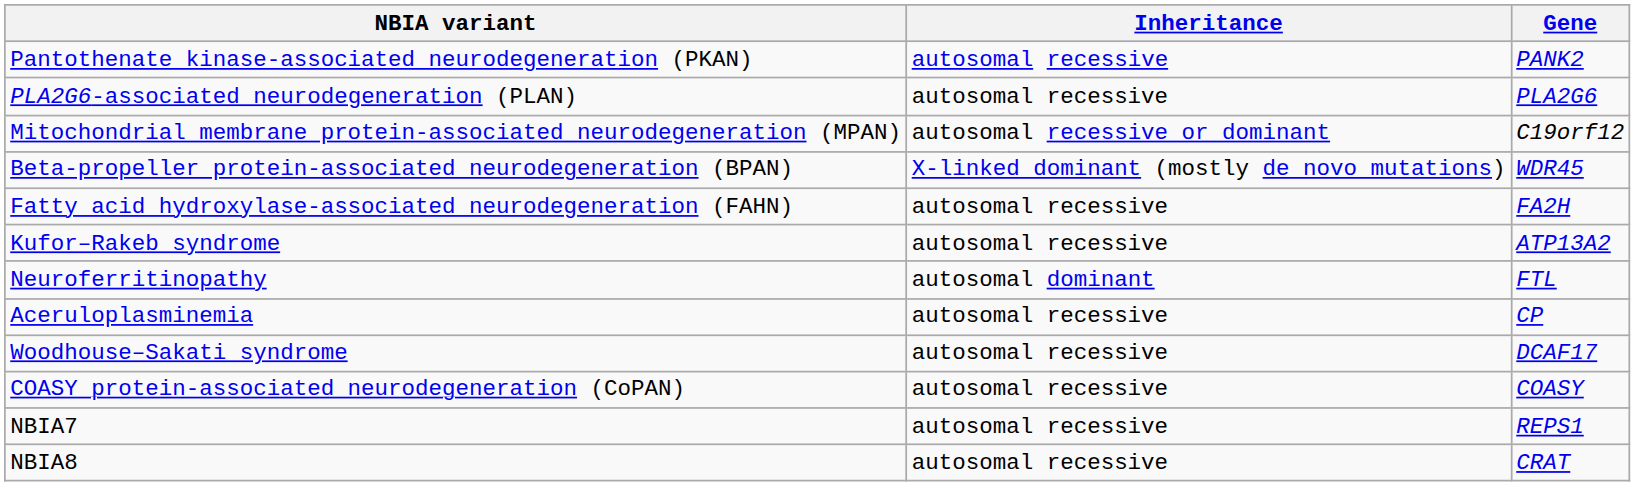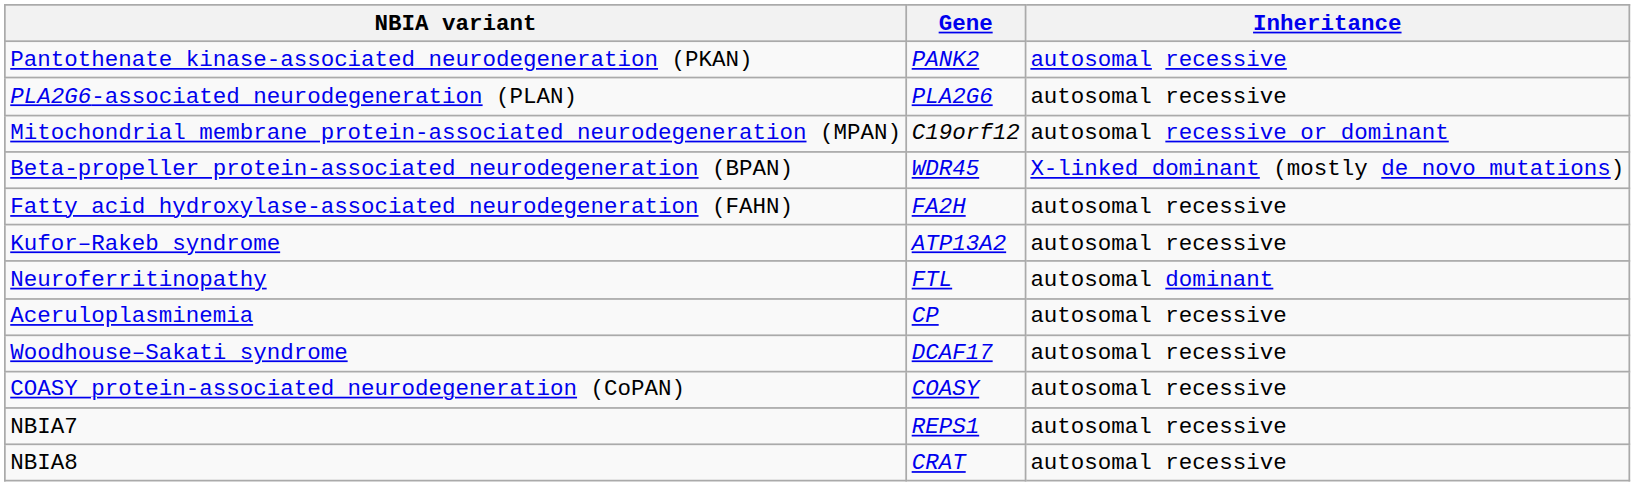columns swapped: (1570, 23) <-> (1209, 23)
